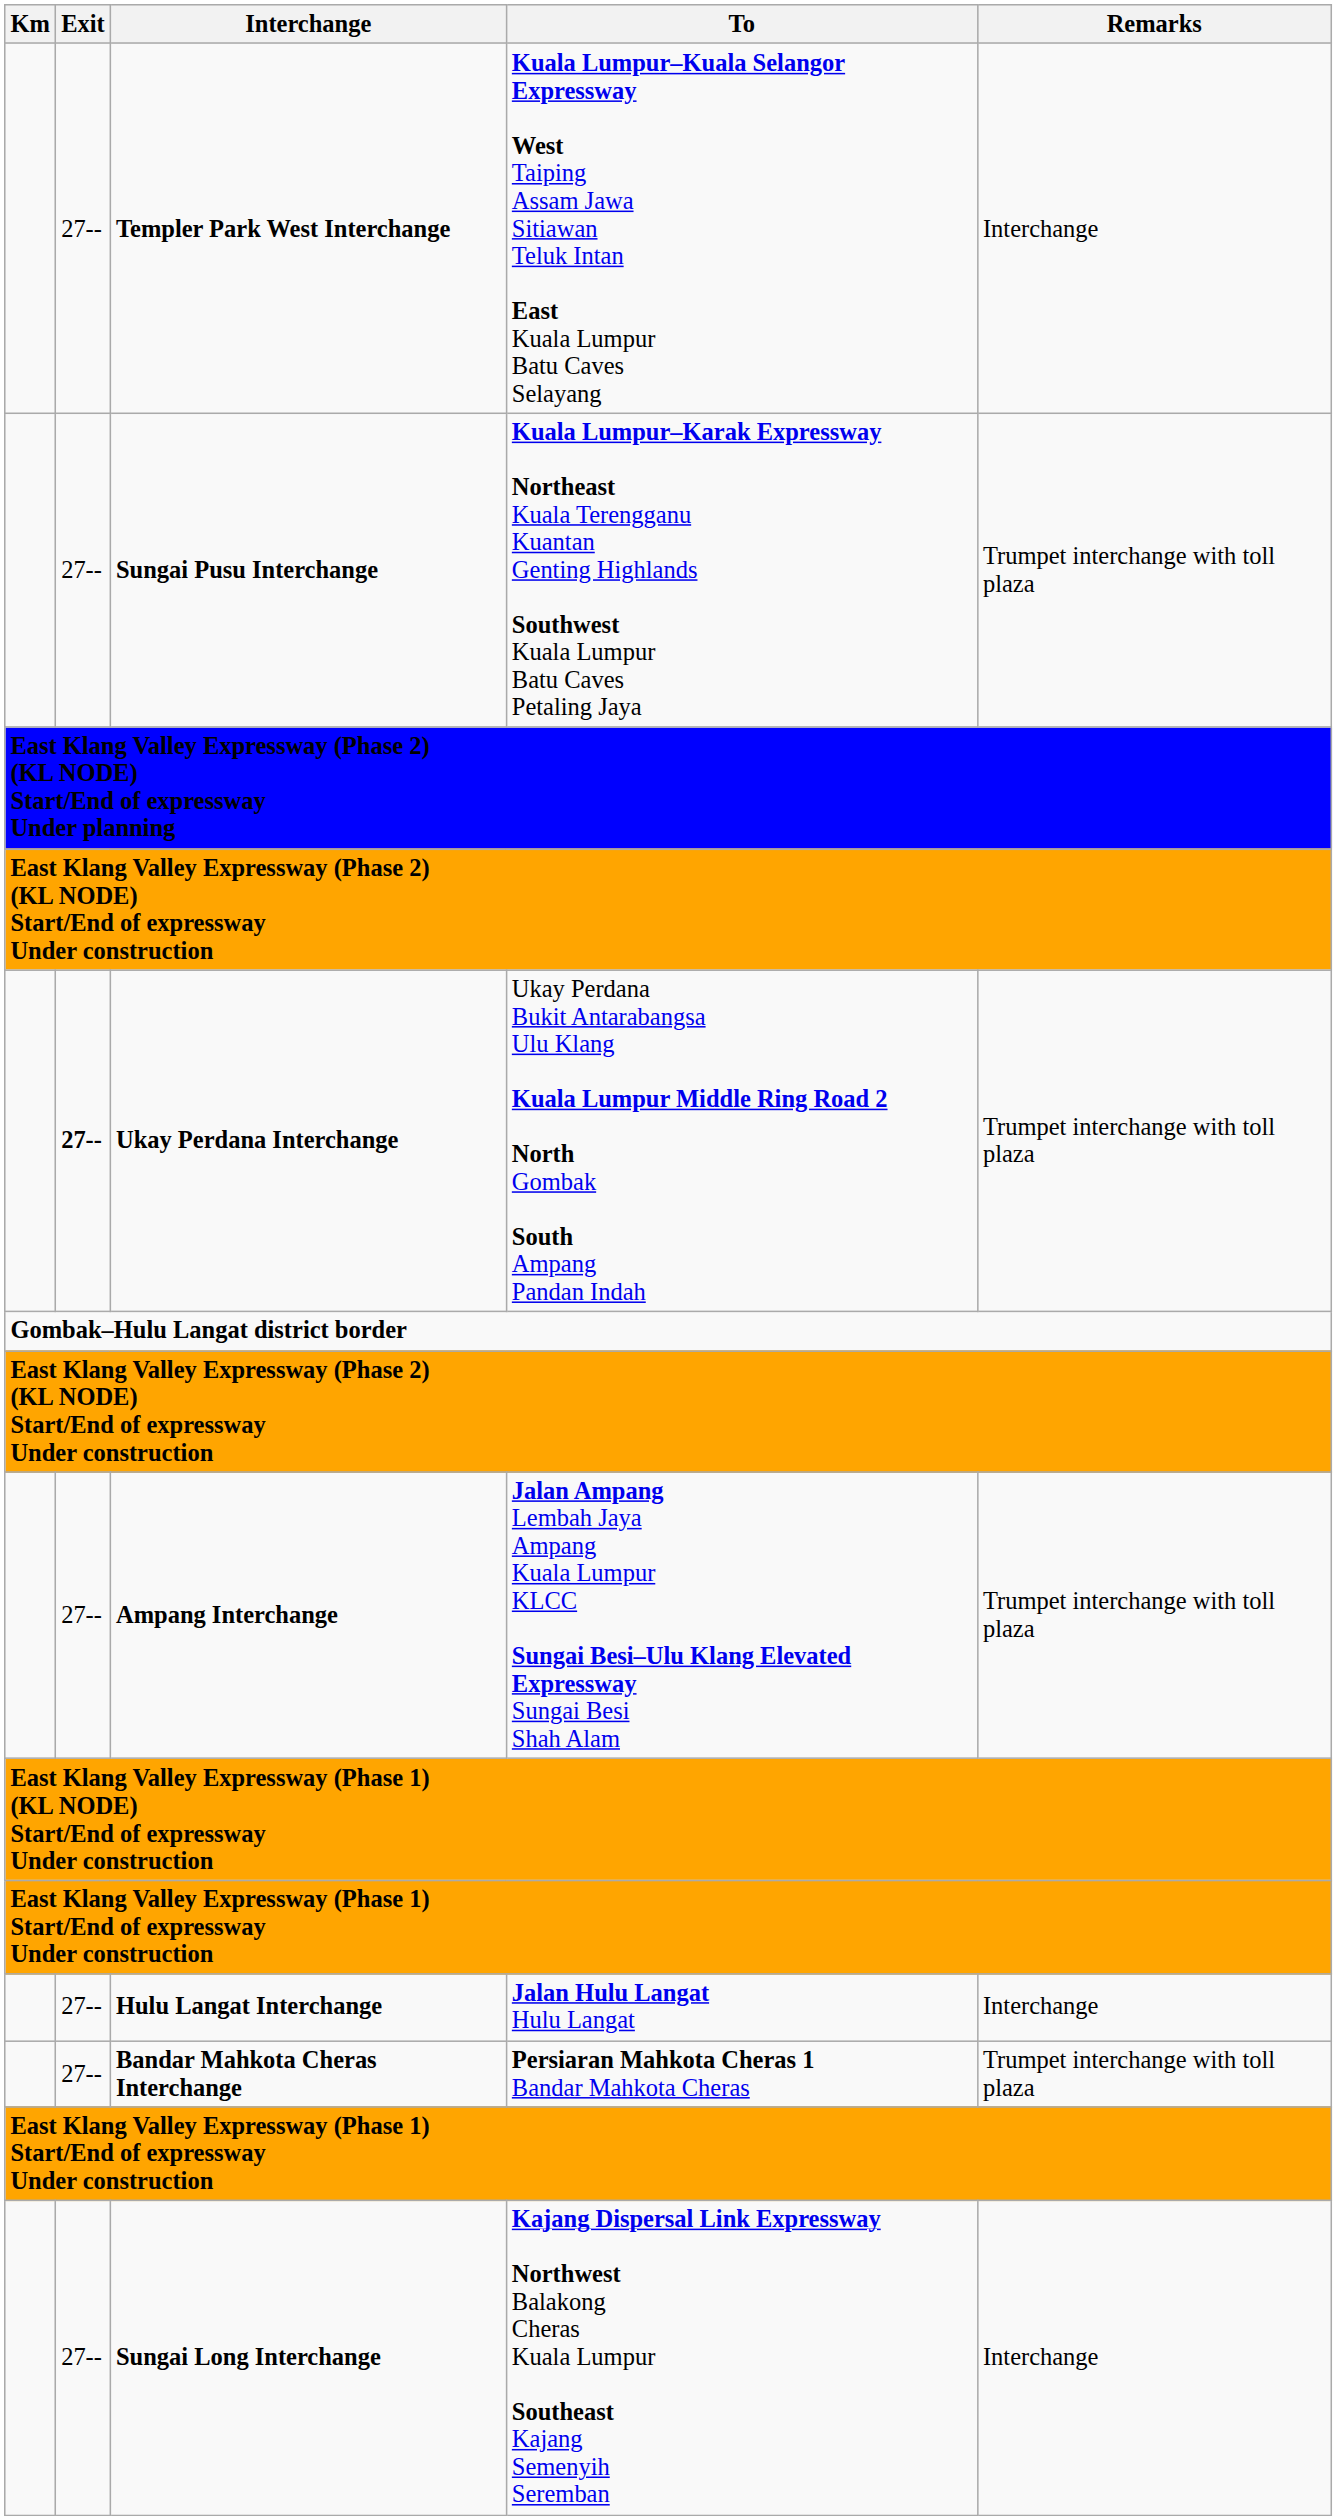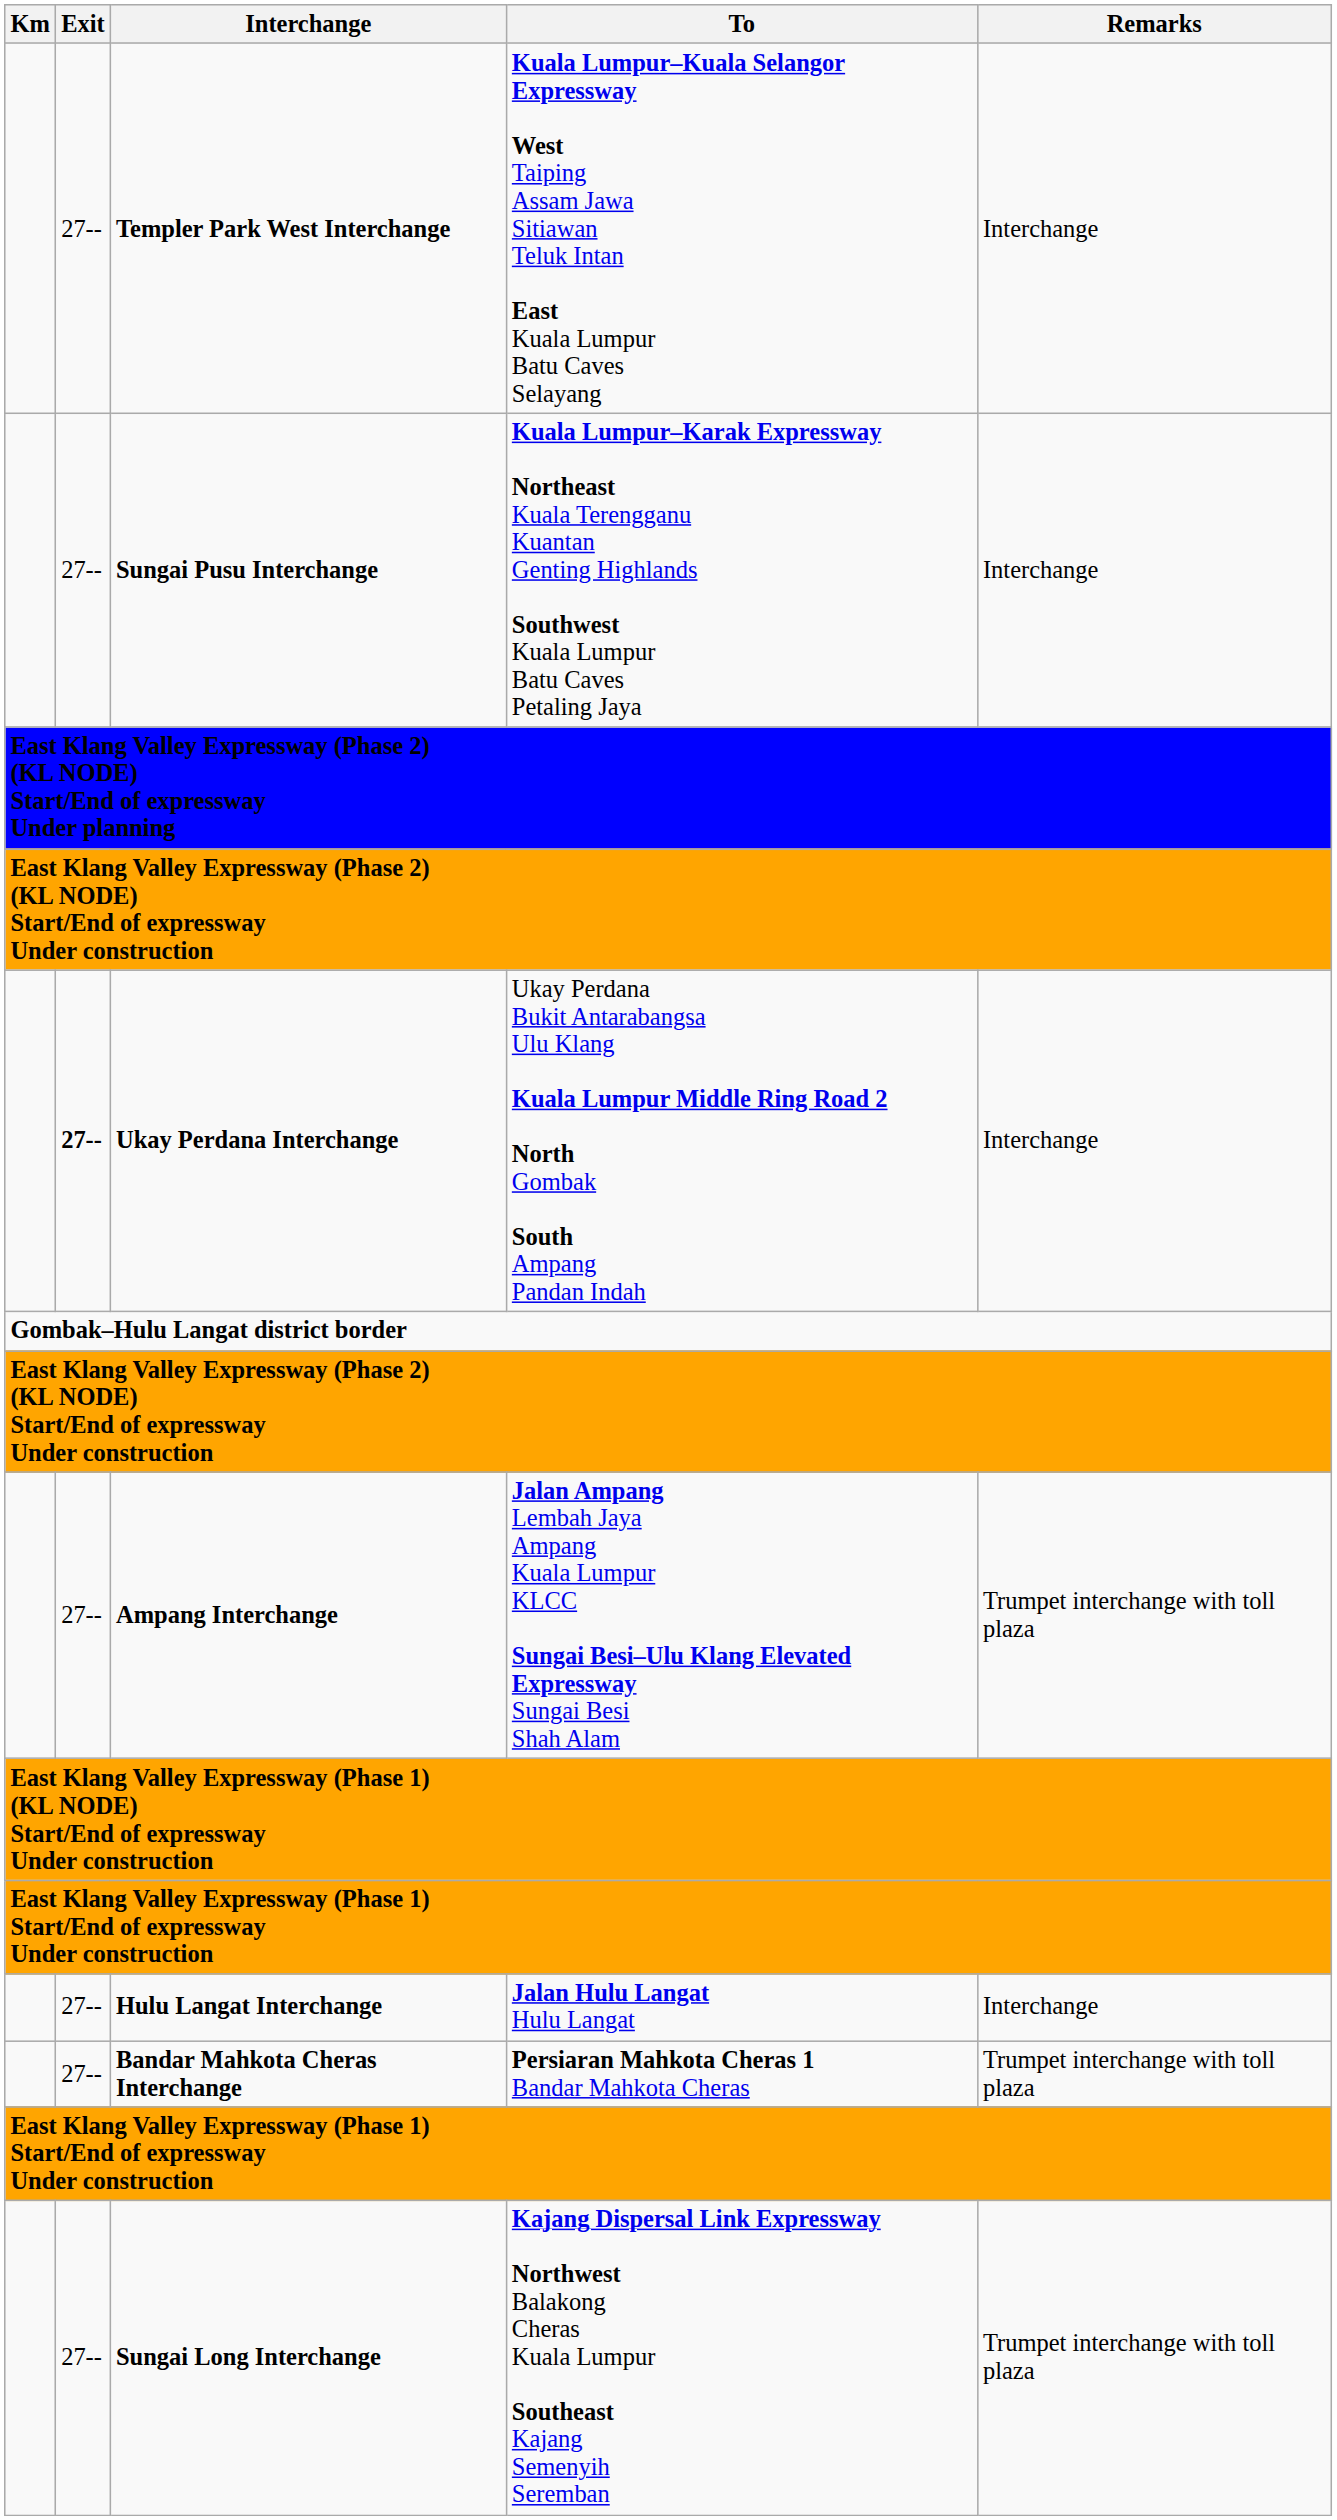(1129, 569) Trumpet interchange with toll plaza -> (1041, 569) Interchange
(1129, 1140) Trumpet interchange with toll plaza -> (1041, 1140) Interchange
(1041, 2357) Interchange -> (1129, 2357) Trumpet interchange with toll plaza
